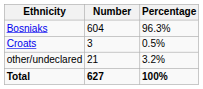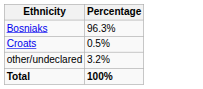- column: (112, 12)
